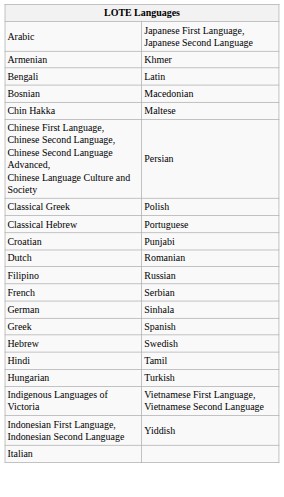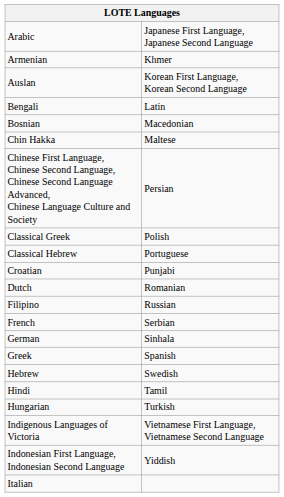+ row: (21, 83)
